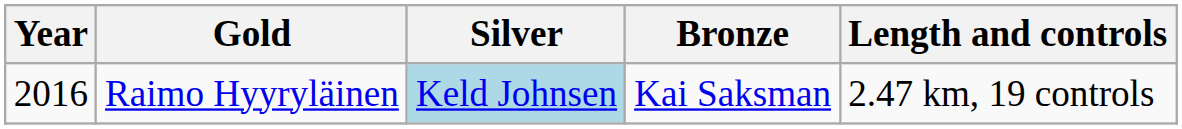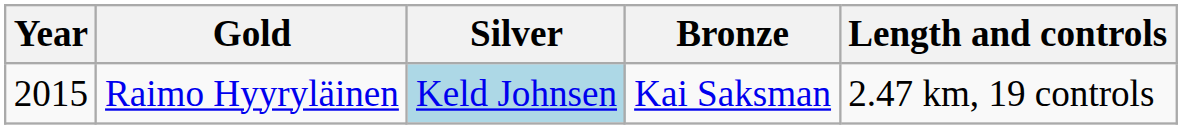(51, 92) 2016 -> (51, 92) 2015
